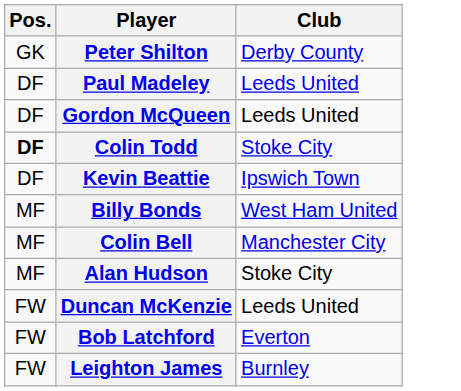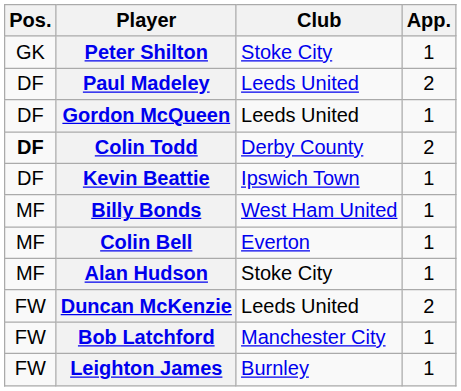+ column: (429, 20)
(302, 52) Derby County -> (287, 52) Stoke City
(287, 147) Stoke City -> (302, 147) Derby County
(313, 242) Manchester City -> (276, 242) Everton
(276, 337) Everton -> (313, 337) Manchester City
